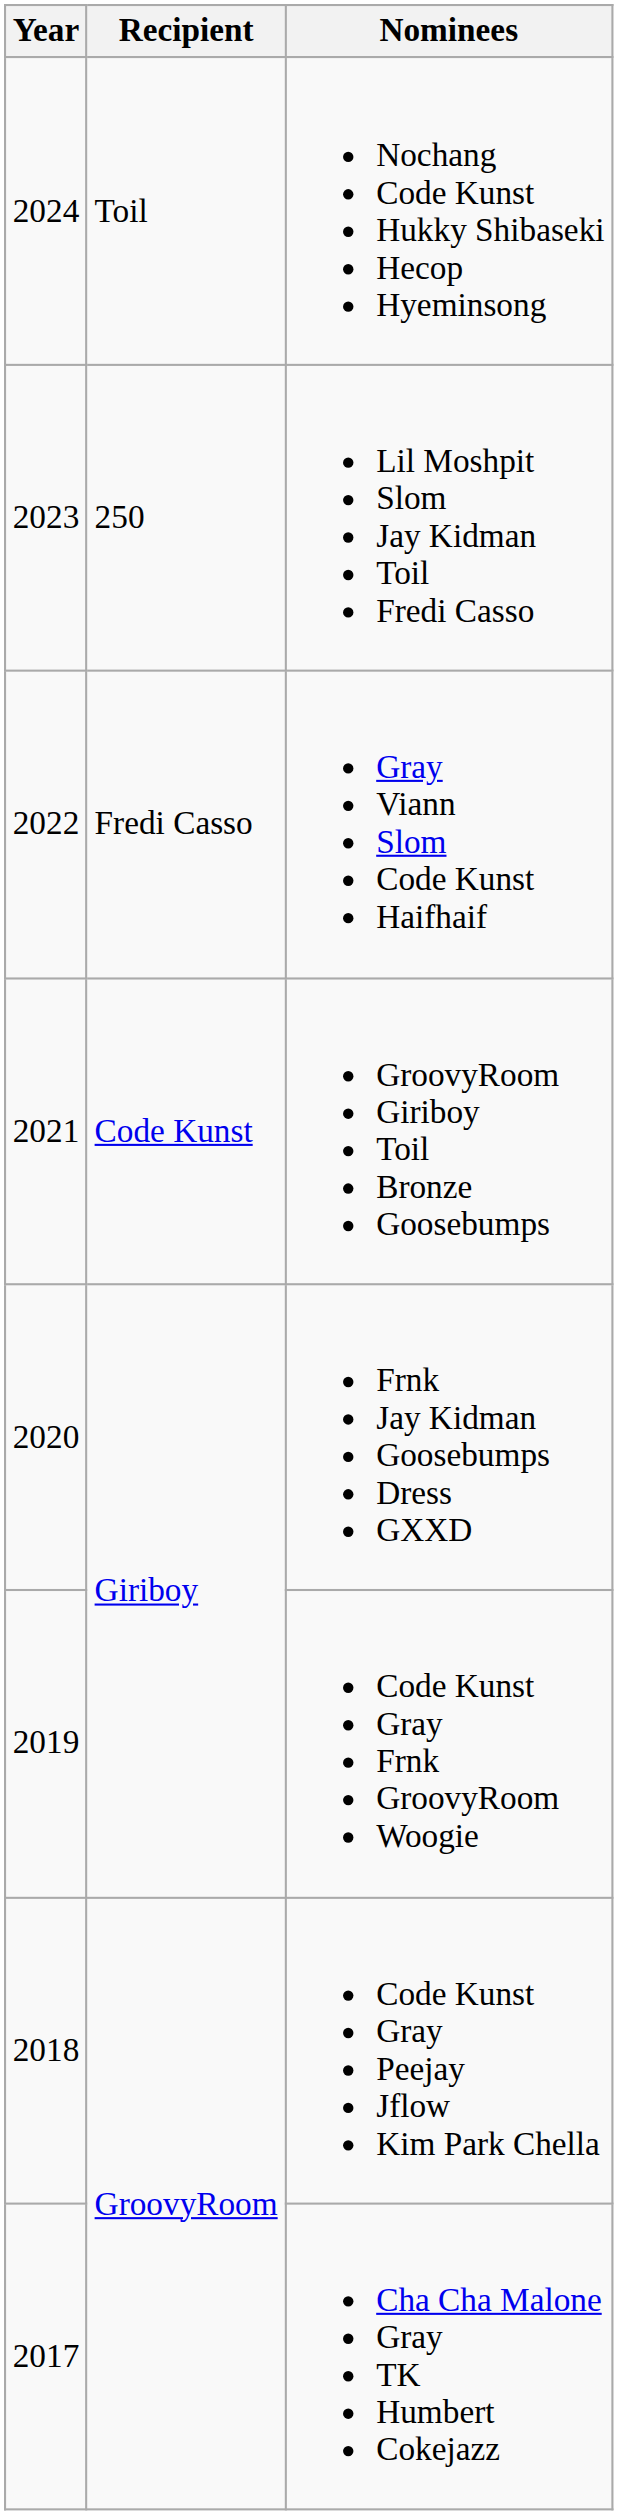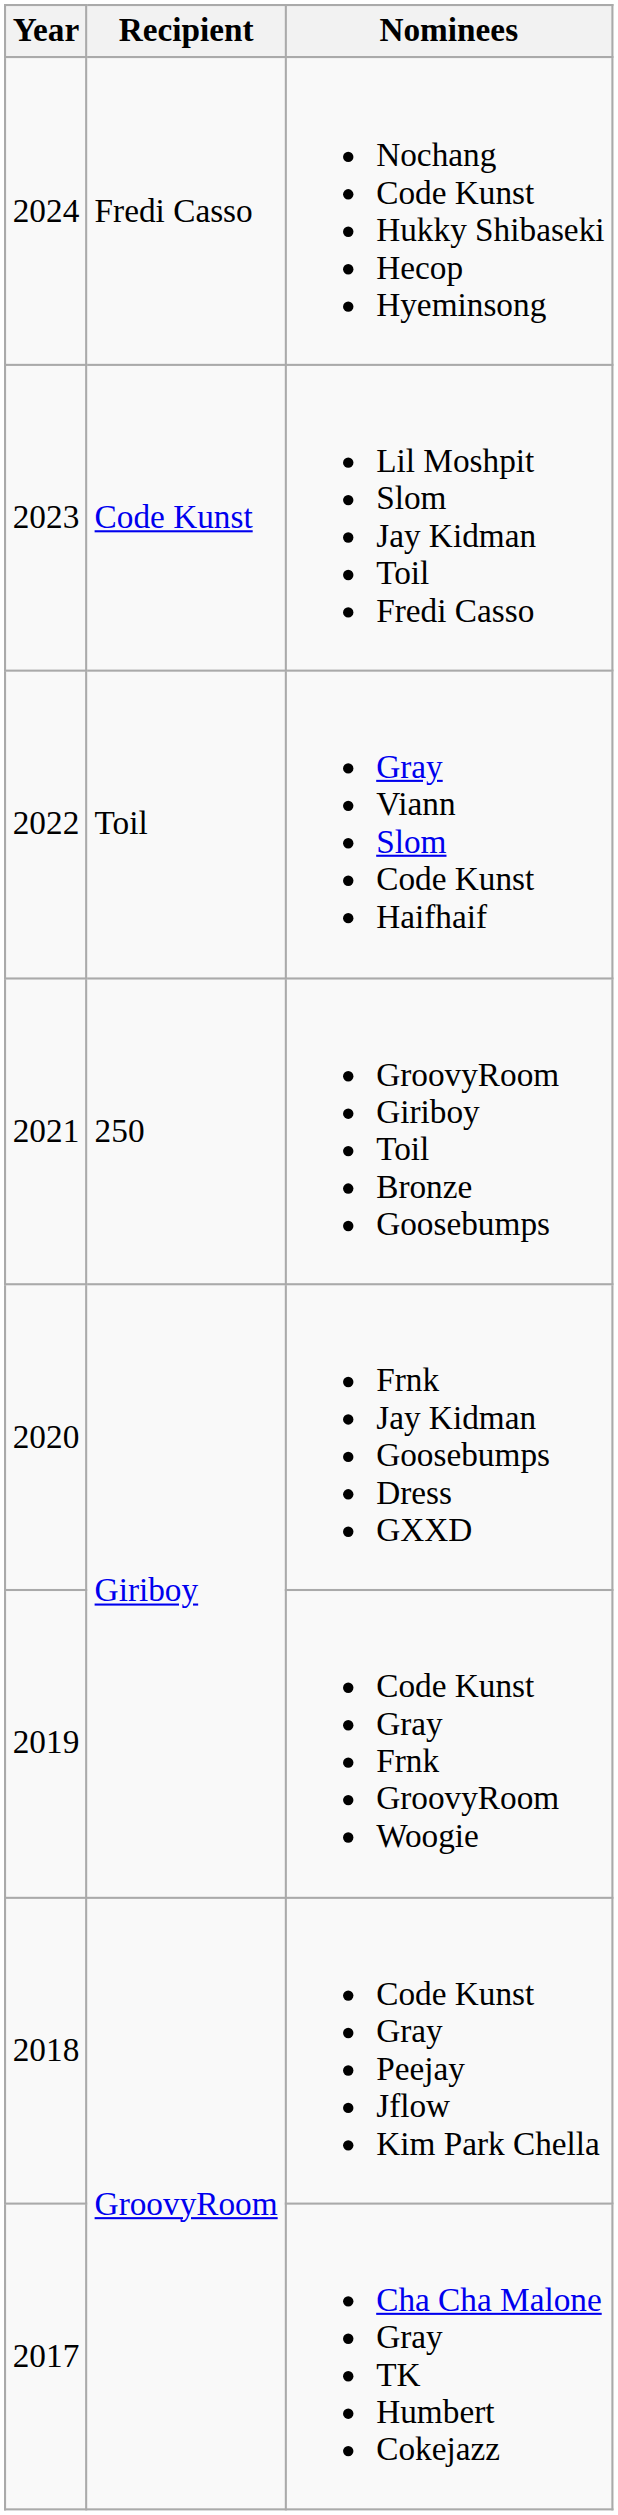(121, 210) Toil -> (174, 210) Fredi Casso
(120, 517) 250 -> (174, 517) Code Kunst
(174, 823) Fredi Casso -> (121, 823) Toil
(174, 1130) Code Kunst -> (120, 1130) 250
